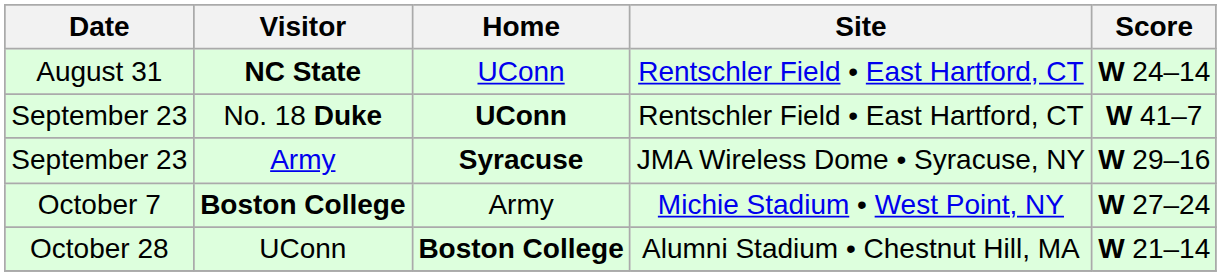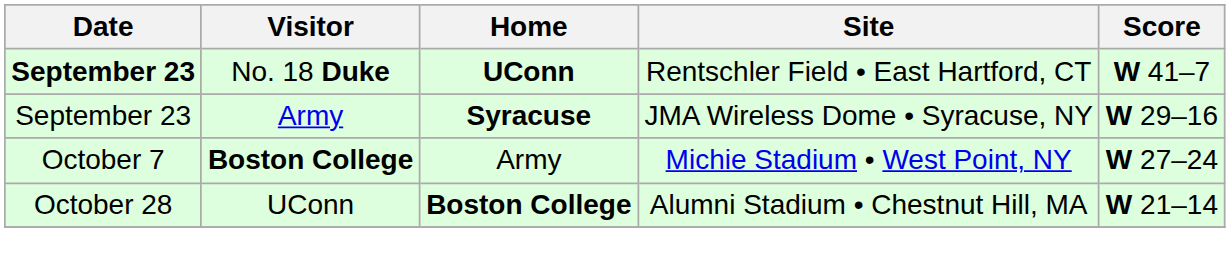- row: (303, 71)
(99, 115) normal -> (103, 71) bold
